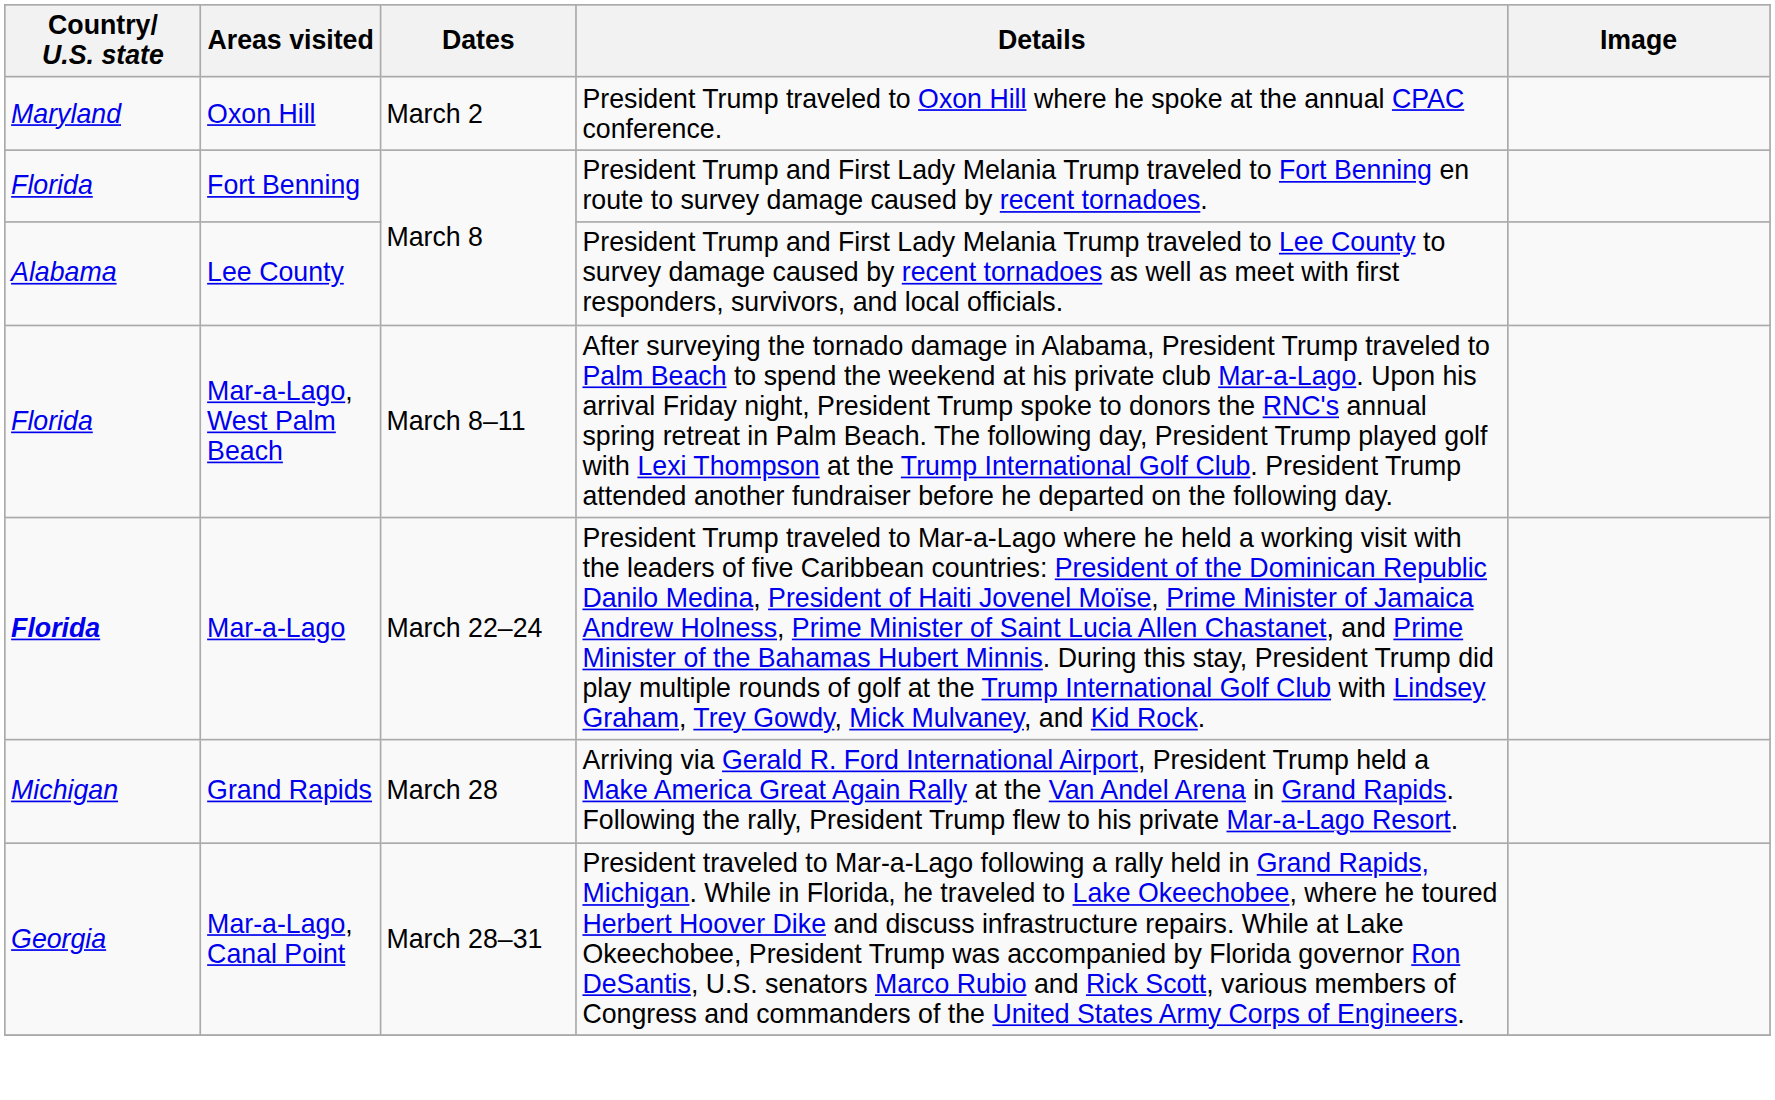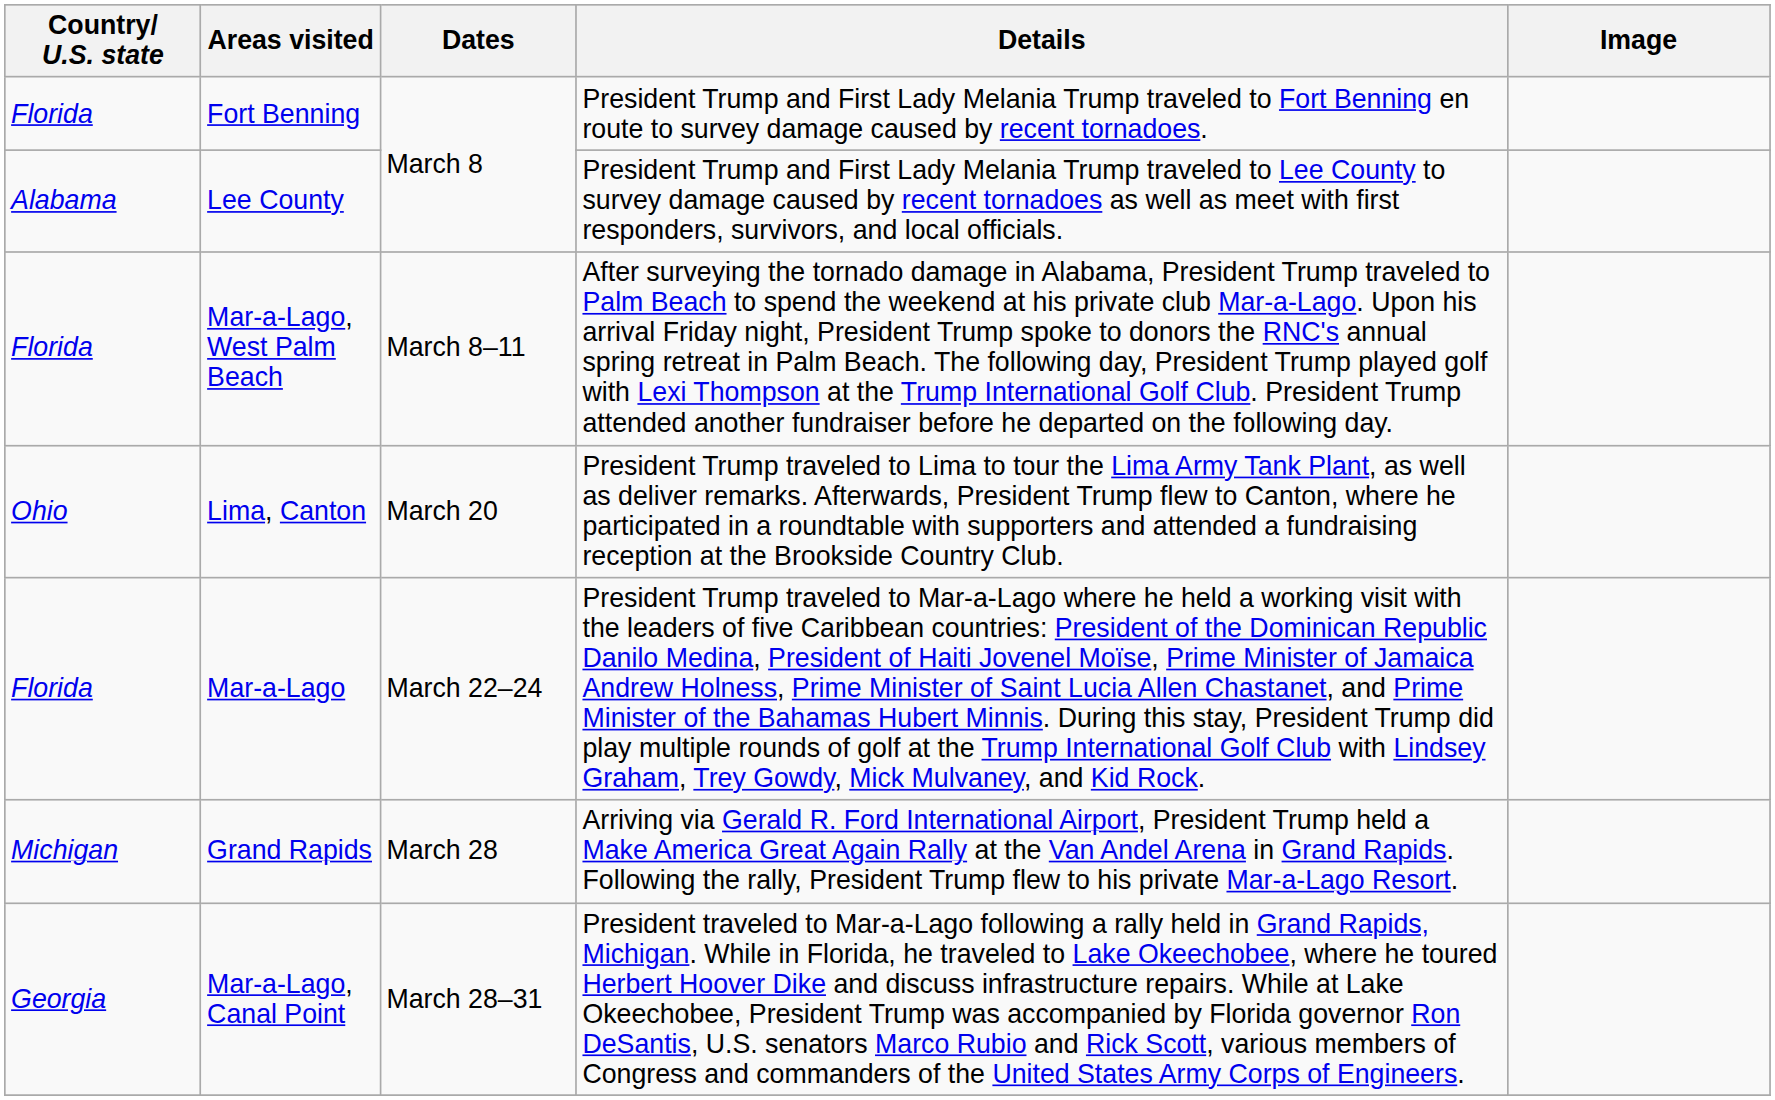- row: (261, 113)
+ row: (287, 510)
(56, 628) bold -> (52, 688) normal
